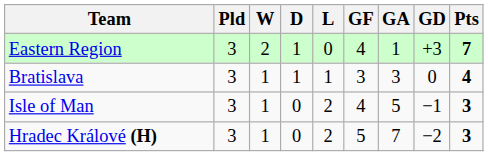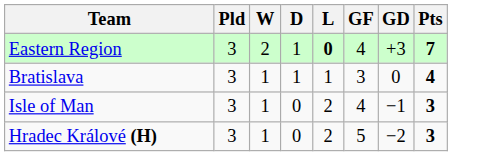- column: (396, 19)
(328, 48) normal -> (328, 48) bold
